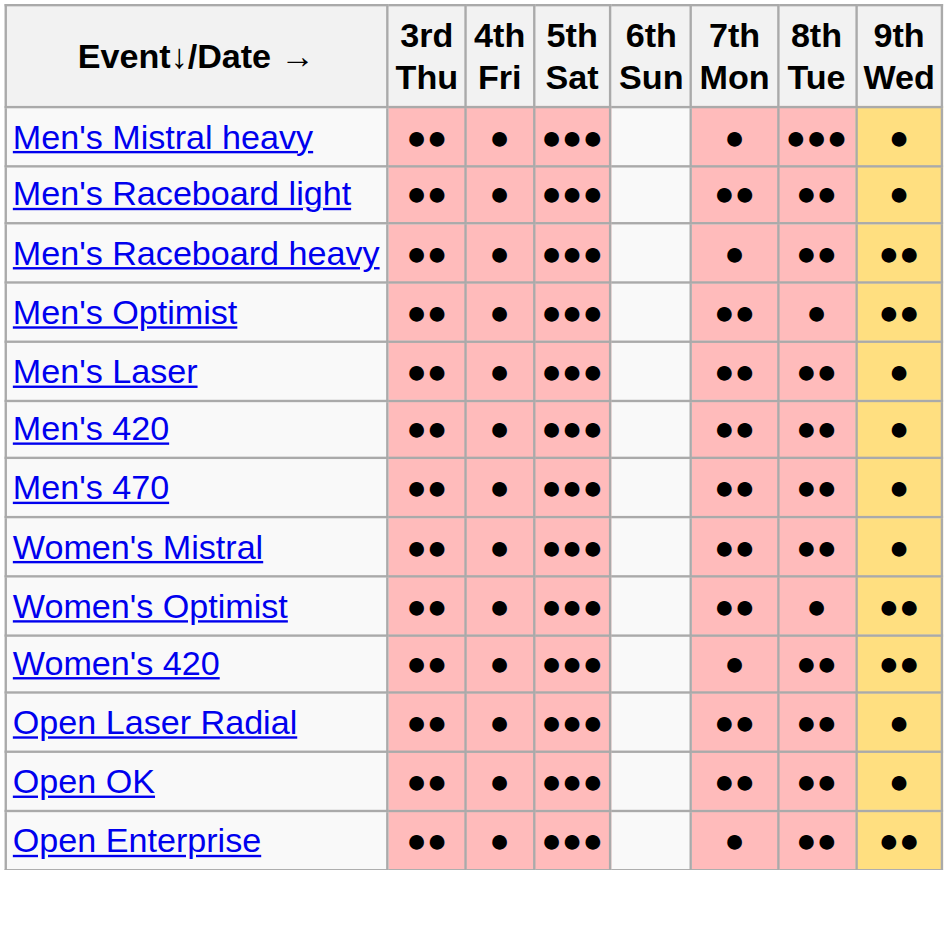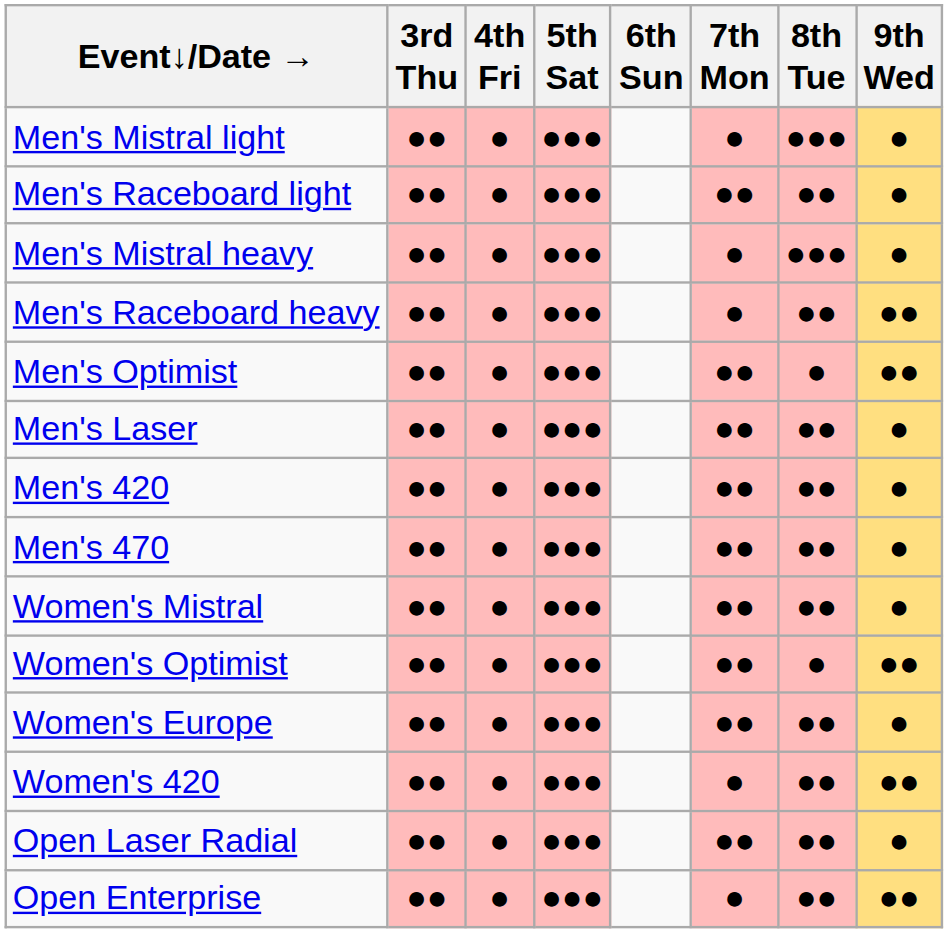+ row: (149, 136)
rows swapped: (163, 136) <-> (182, 194)
+ row: (143, 722)
- row: (84, 781)
